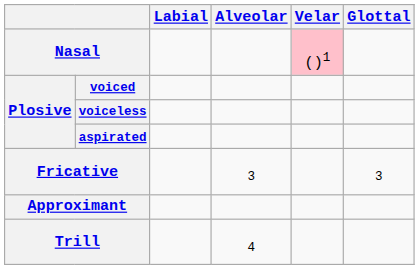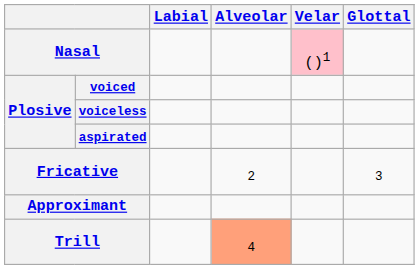(251, 177) 3 -> (251, 177) 2
(251, 247) no background -> (251, 247) lightsalmon background
